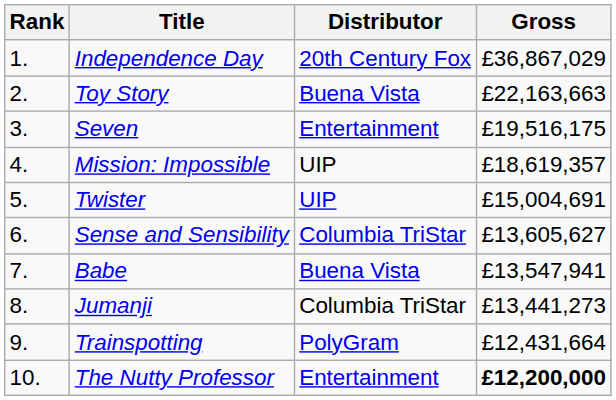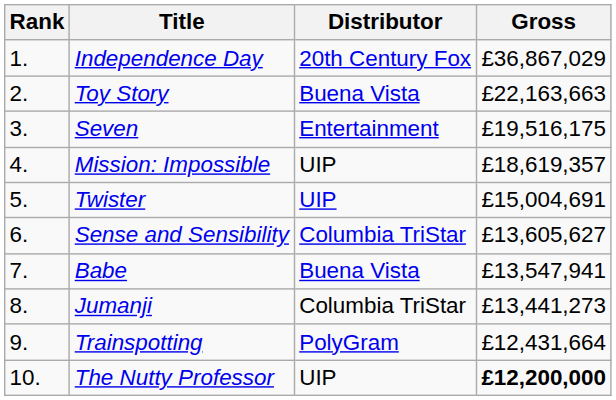(369, 377) Entertainment -> (318, 377) UIP
